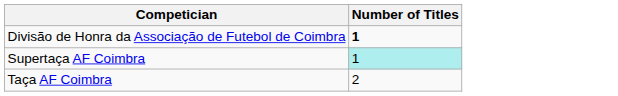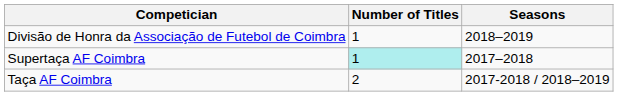+ column: (537, 15)
(356, 36) bold -> (356, 36) normal
